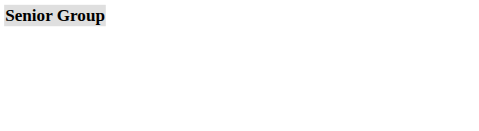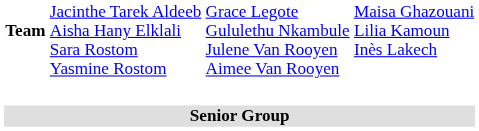+ row: (25, 30)
